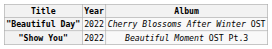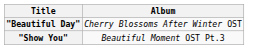- column: (94, 11)
